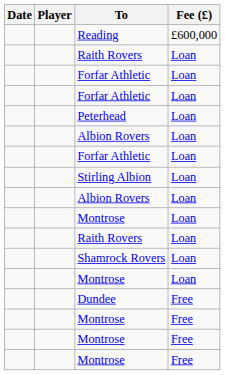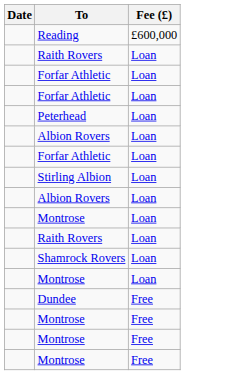- column: (55, 14)
